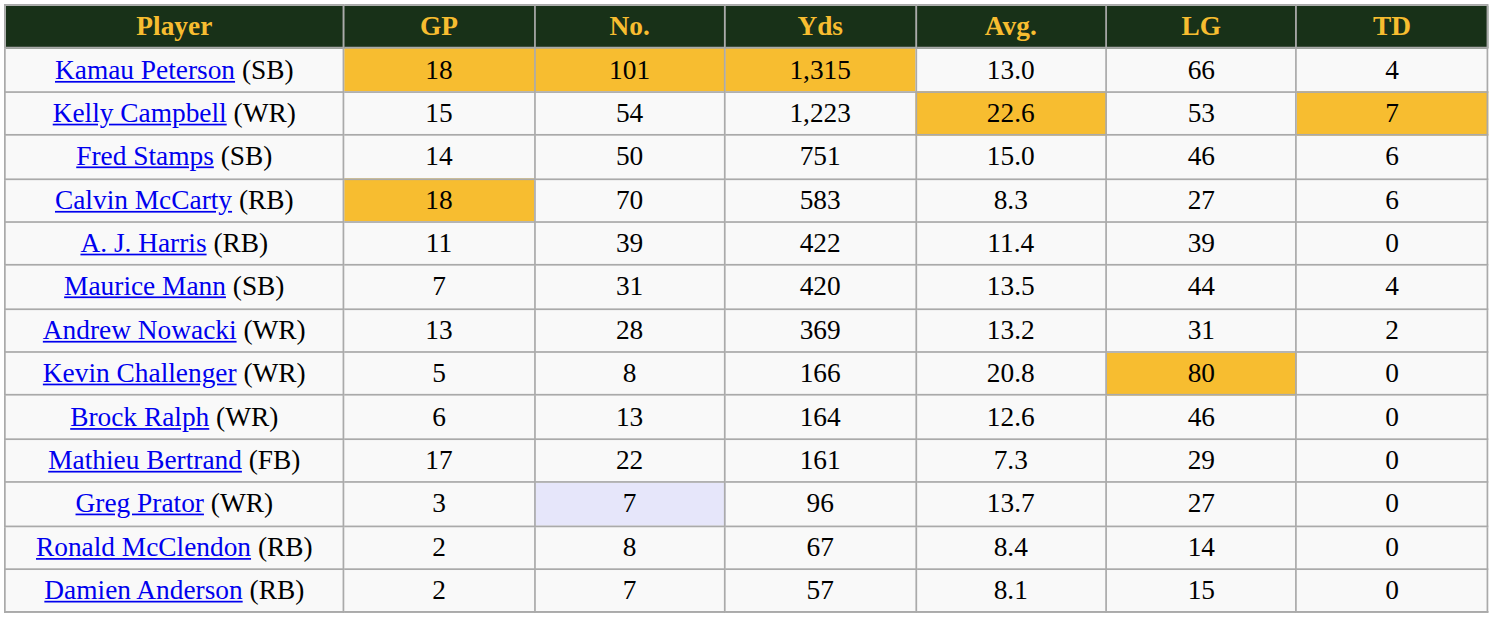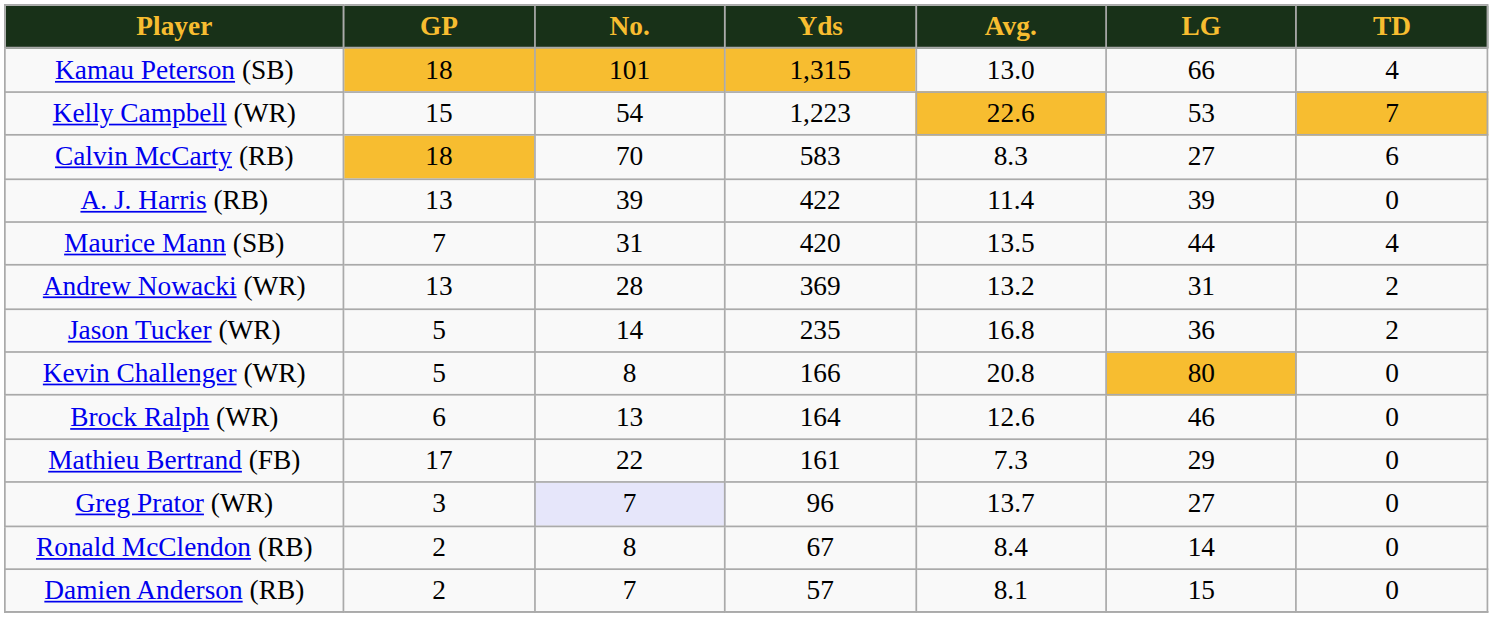- row: (174, 156)
(439, 243) 11 -> (439, 199) 13
+ row: (174, 329)
